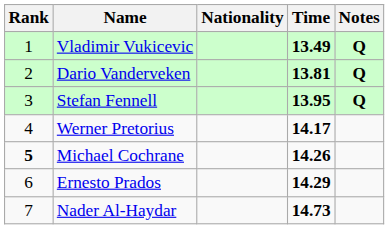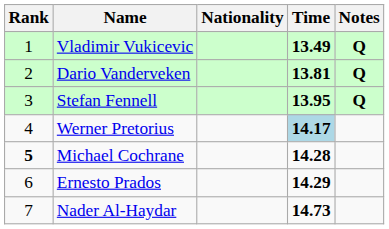(311, 127) no background -> (311, 127) lightblue background
(311, 155) 14.26 -> (311, 155) 14.28
